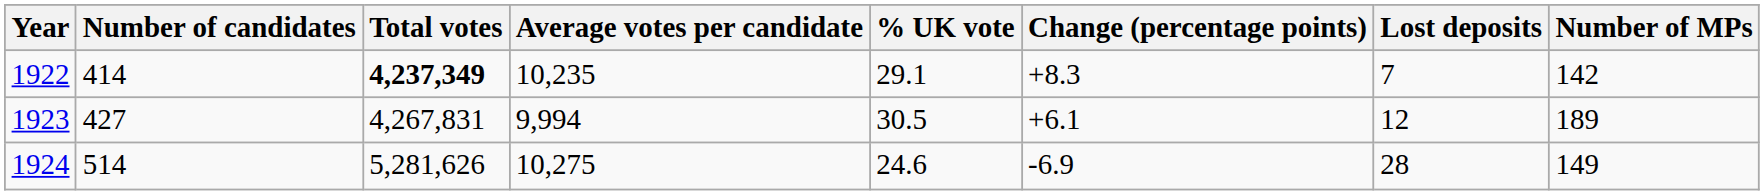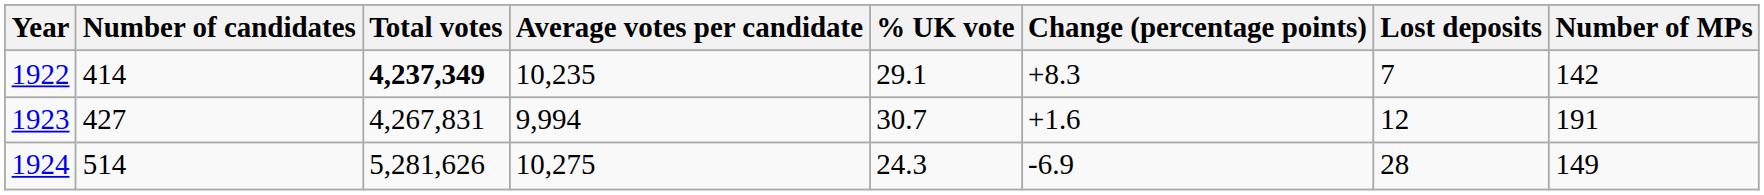(902, 119) 30.5 -> (902, 119) 30.7
(1054, 119) +6.1 -> (1054, 119) +1.6
(1577, 119) 189 -> (1577, 119) 191
(902, 165) 24.6 -> (902, 165) 24.3
